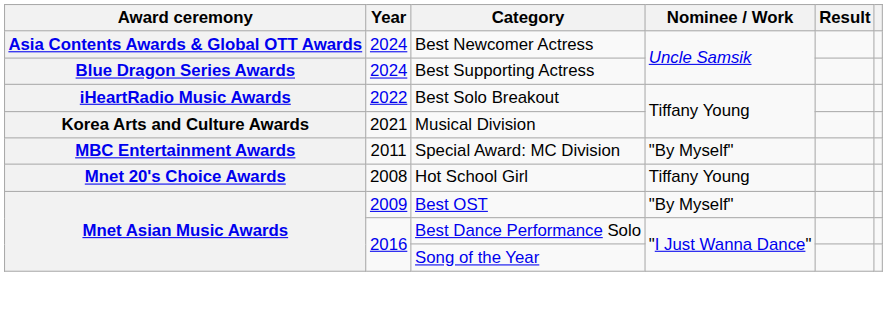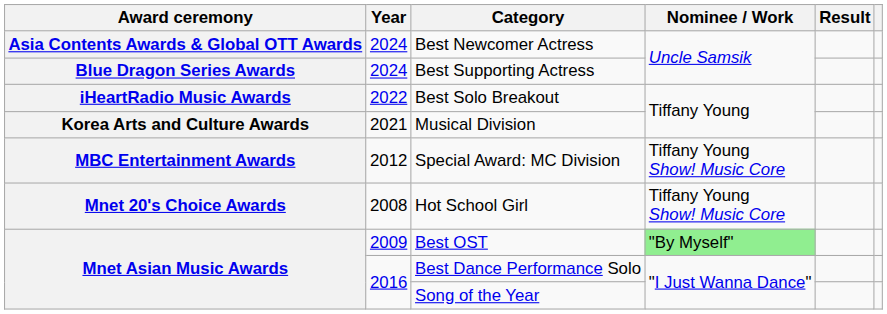(389, 151) 2011 -> (389, 160) 2012
(691, 151) "By Myself" -> (717, 160) Tiffany Young Show! Music Core
(699, 177) Tiffany Young -> (717, 206) Tiffany Young Show! Music Core
(691, 204) no background -> (691, 242) lightgreen background
